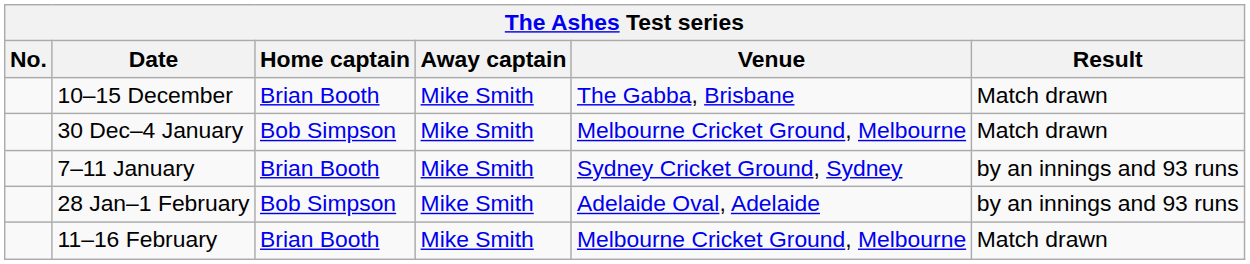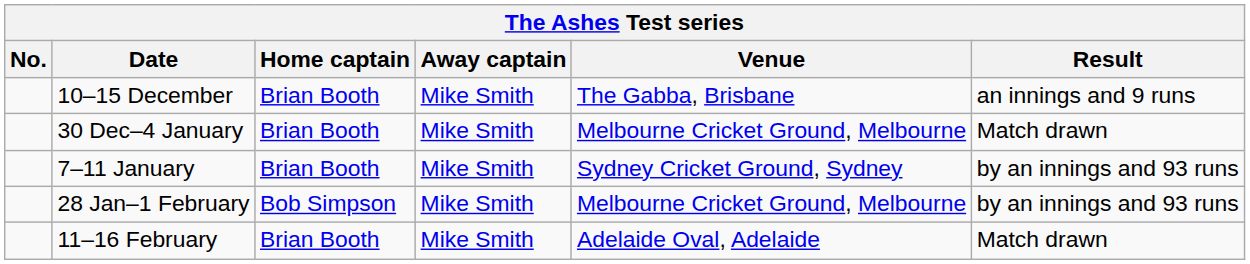(1042, 95) Match drawn -> (1086, 95) an innings and 9 runs
(328, 131) Bob Simpson -> (320, 131) Brian Booth
(698, 204) Adelaide Oval, Adelaide -> (772, 204) Melbourne Cricket Ground, Melbourne
(772, 240) Melbourne Cricket Ground, Melbourne -> (698, 240) Adelaide Oval, Adelaide
